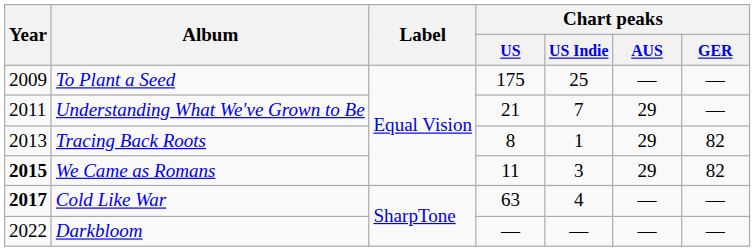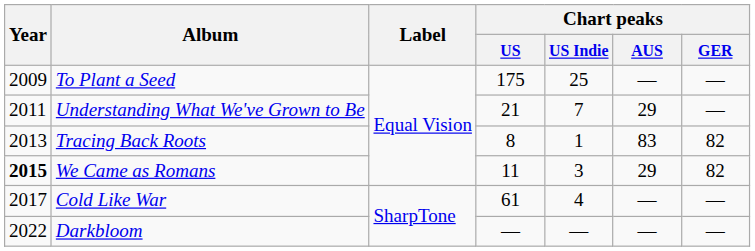(647, 140) 29 -> (647, 140) 83
(28, 200) bold -> (28, 200) normal
(510, 200) 63 -> (510, 200) 61
